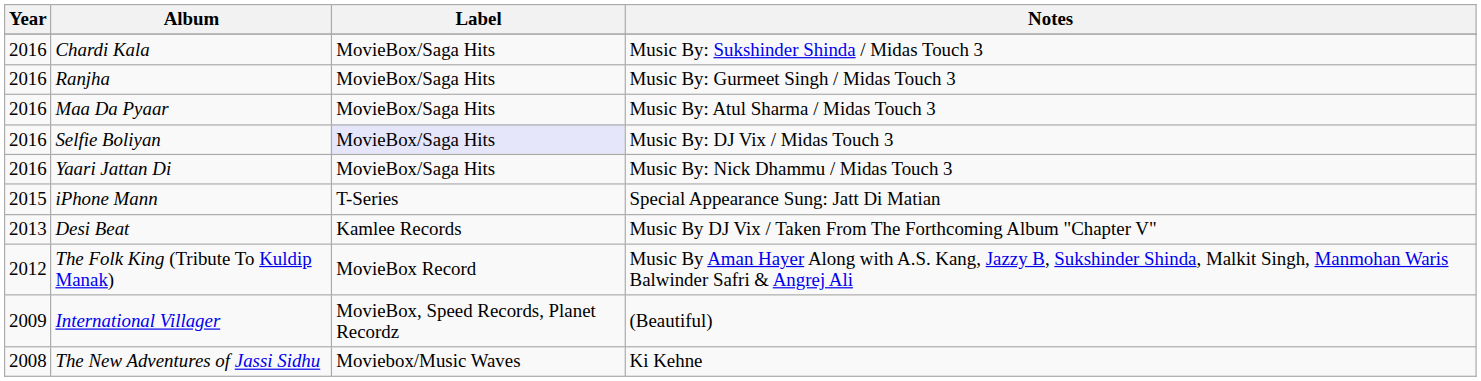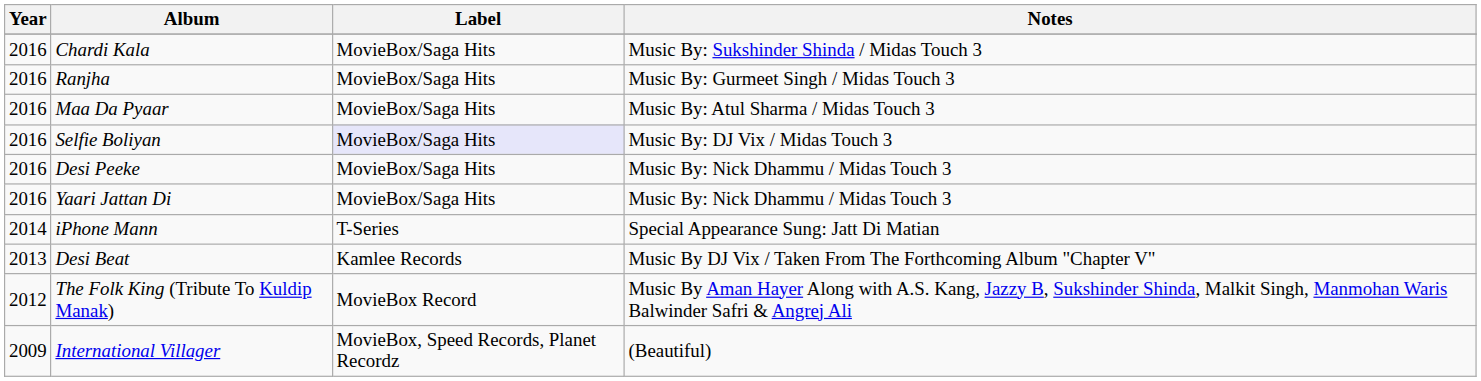+ row: (98, 169)
(28, 199) 2015 -> (28, 229) 2014
- row: (188, 361)
